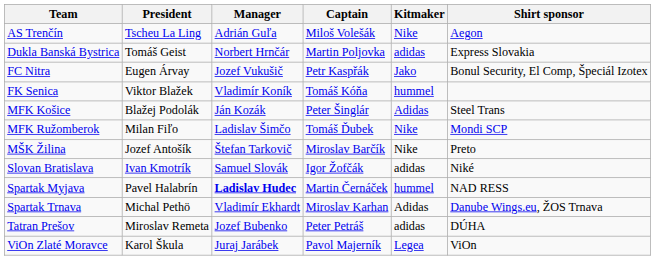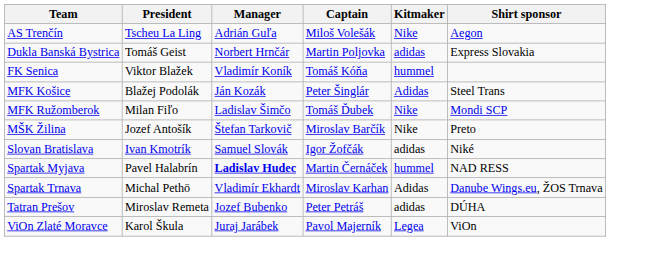- row: (29, 71)
